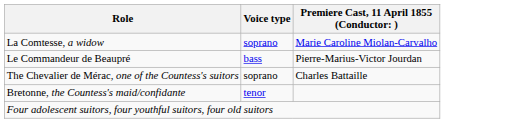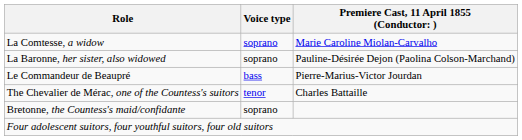+ row: (86, 59)
(261, 76) soprano -> (255, 93) tenor
(255, 93) tenor -> (261, 110) soprano
